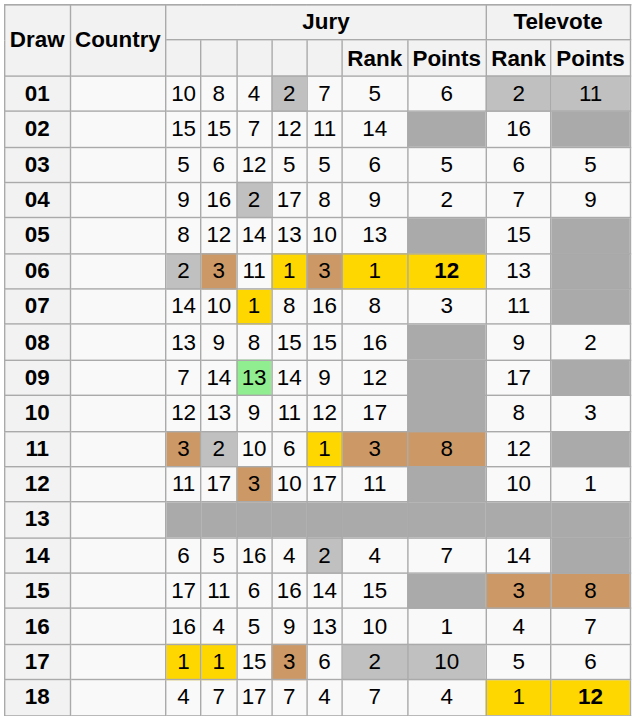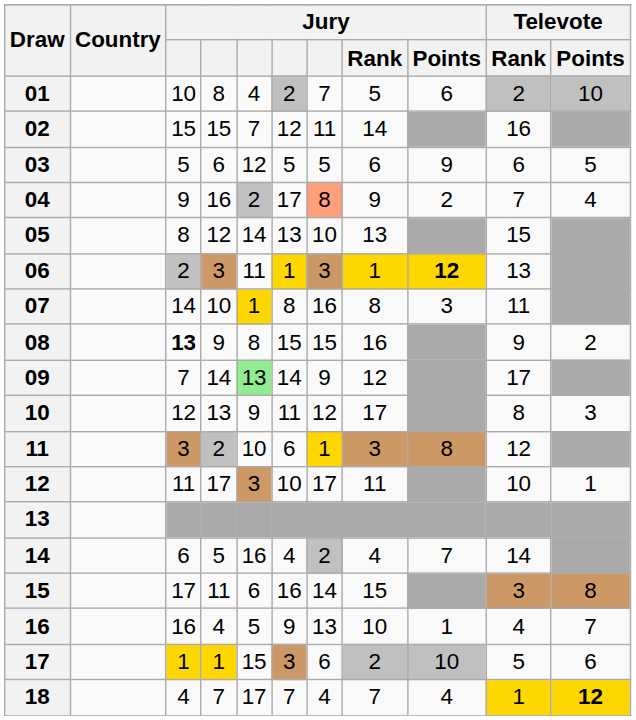(591, 93) 11 -> (591, 93) 10
(447, 164) 5 -> (447, 164) 9
(325, 199) no background -> (325, 199) lightsalmon background
(591, 199) 9 -> (591, 199) 4
(184, 341) normal -> (184, 341) bold
